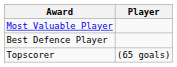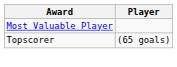- row: (57, 40)
